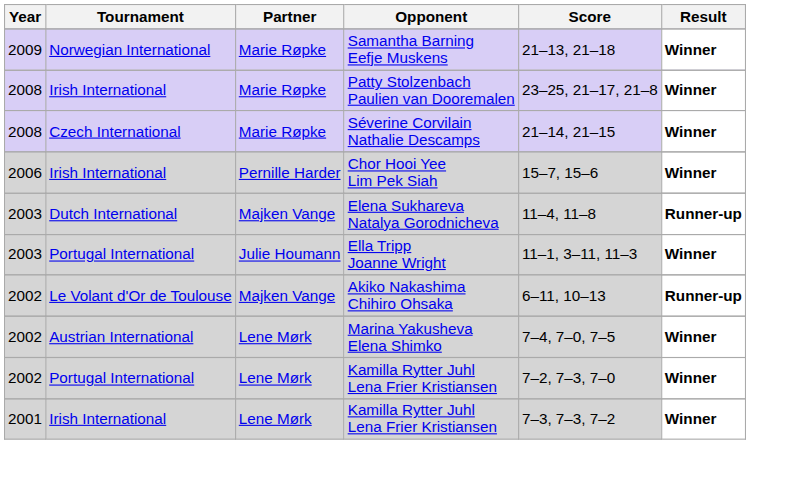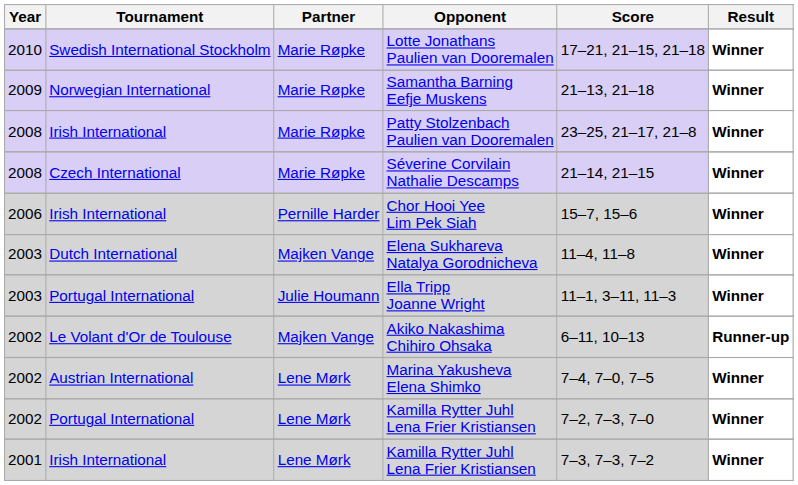+ row: (160, 50)
(703, 214) Runner-up -> (738, 255) Winner
